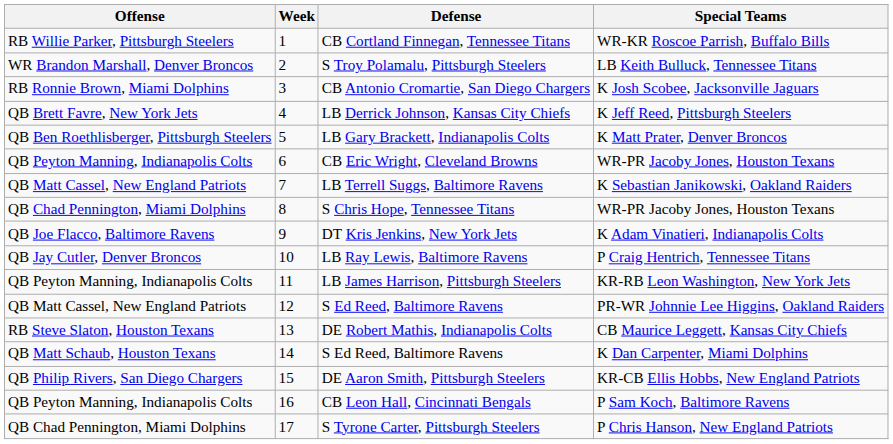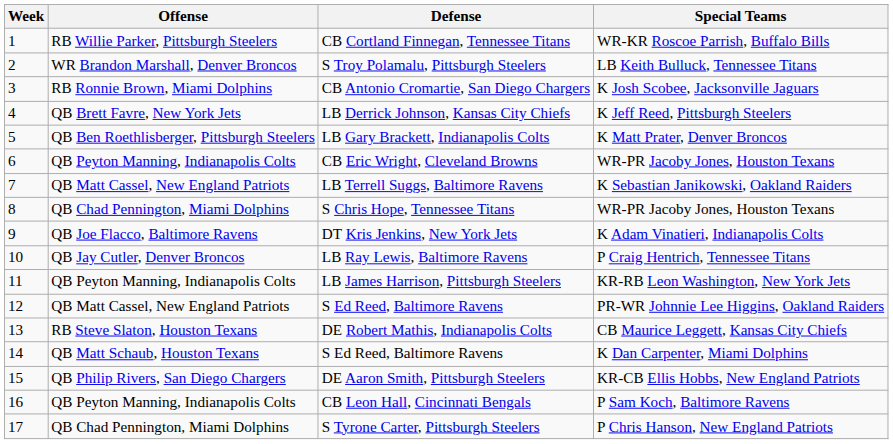columns swapped: (297, 16) <-> (140, 16)
